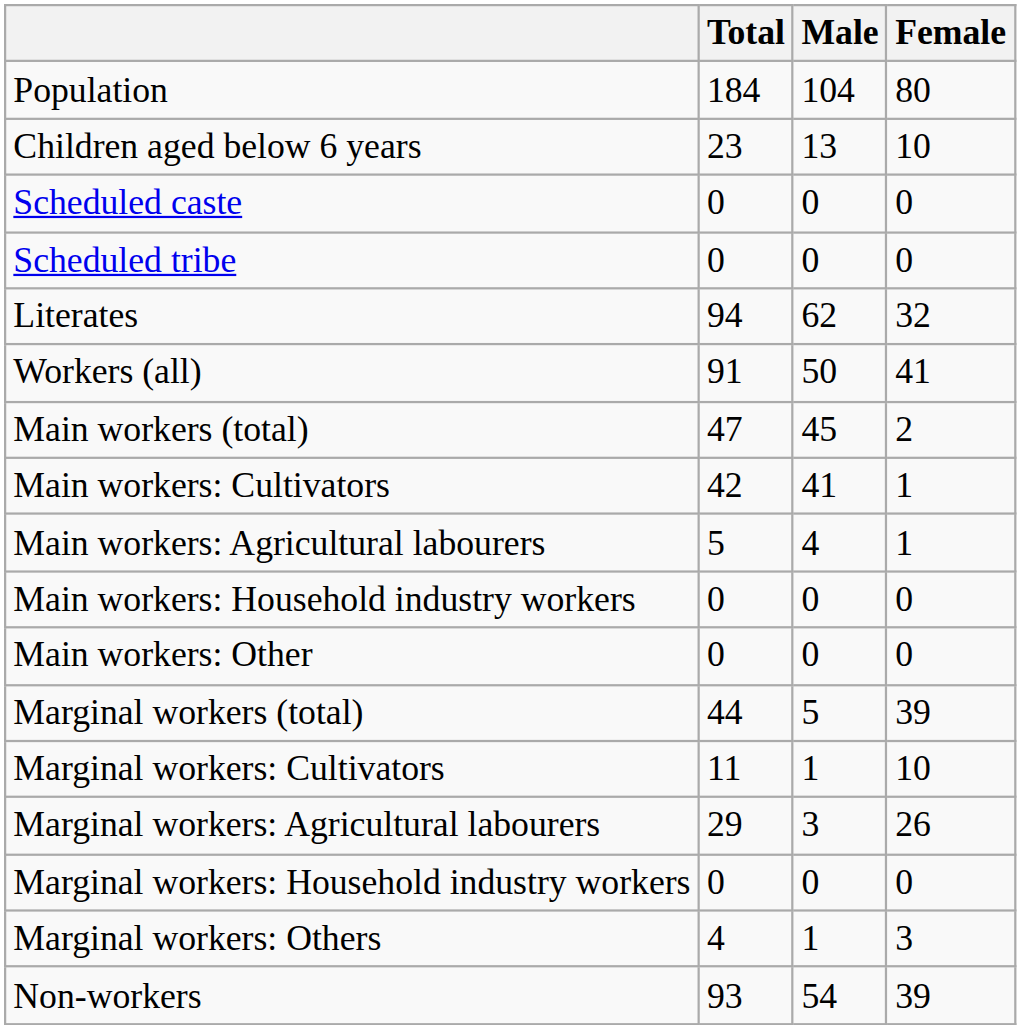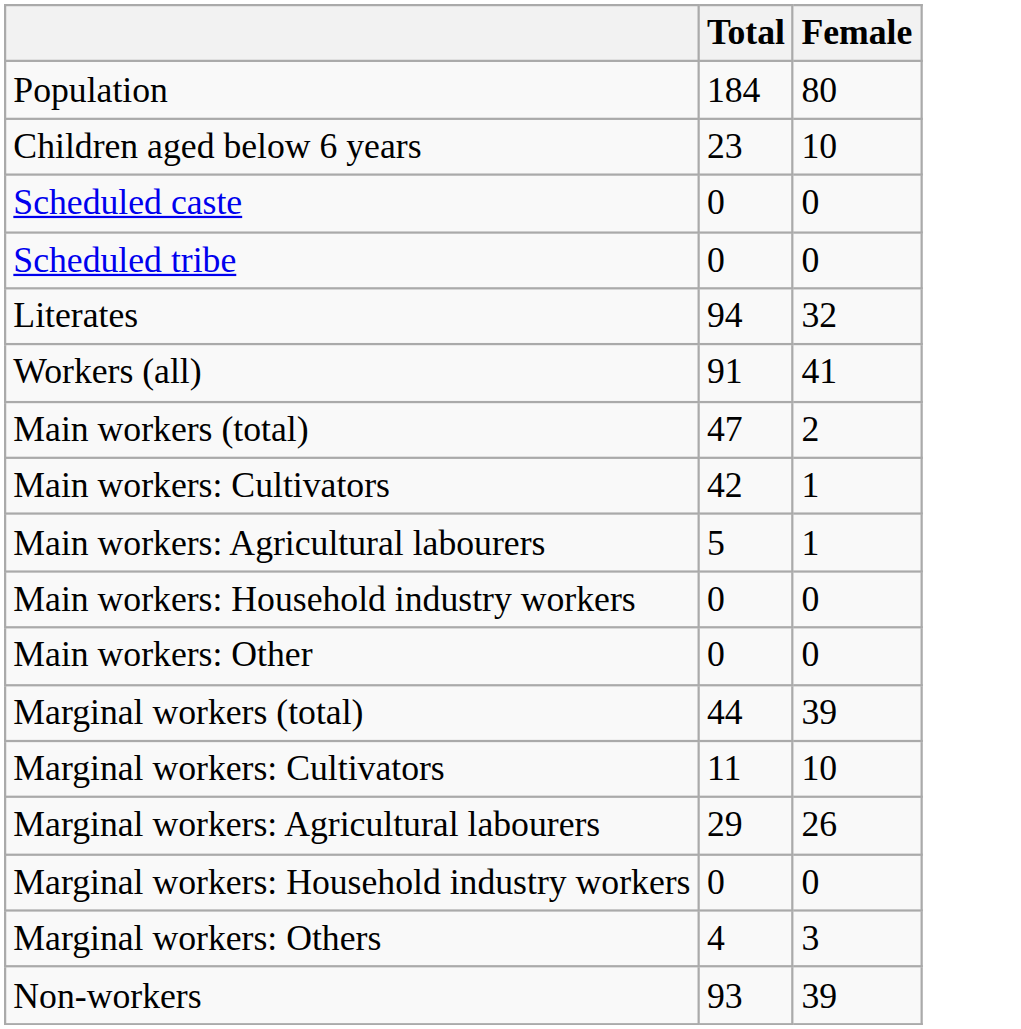- column: (840, 32)
